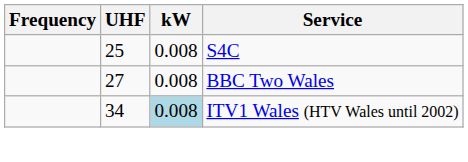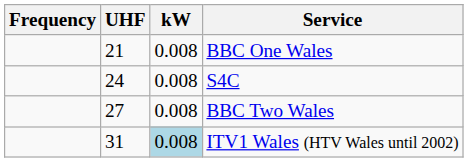+ row: (269, 50)
(115, 50) 25 -> (115, 80) 24
(115, 111) 34 -> (115, 141) 31
